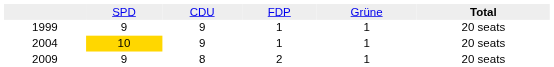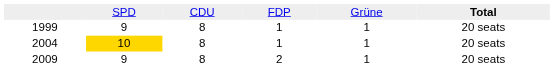(202, 27) 9 -> (202, 27) 8
(202, 43) 9 -> (202, 43) 8
